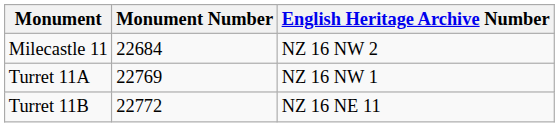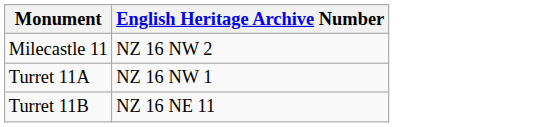- column: (195, 19)
